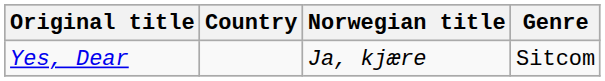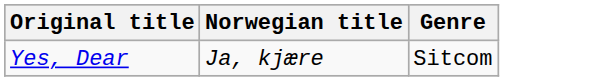- column: (251, 23)
